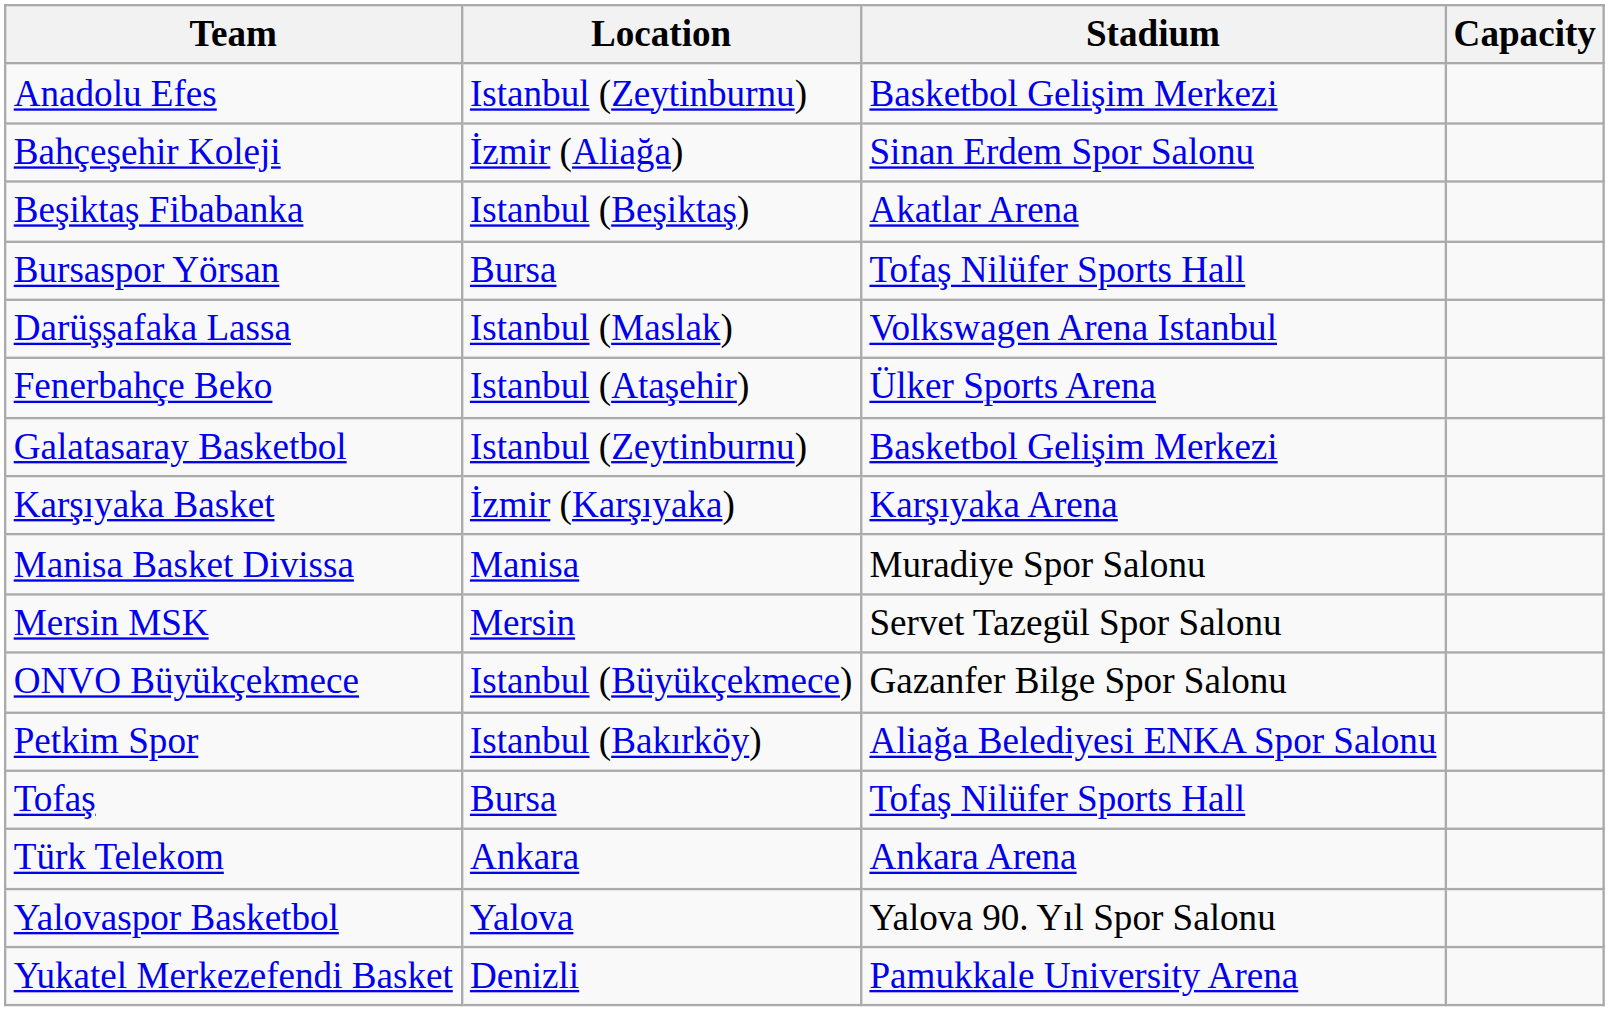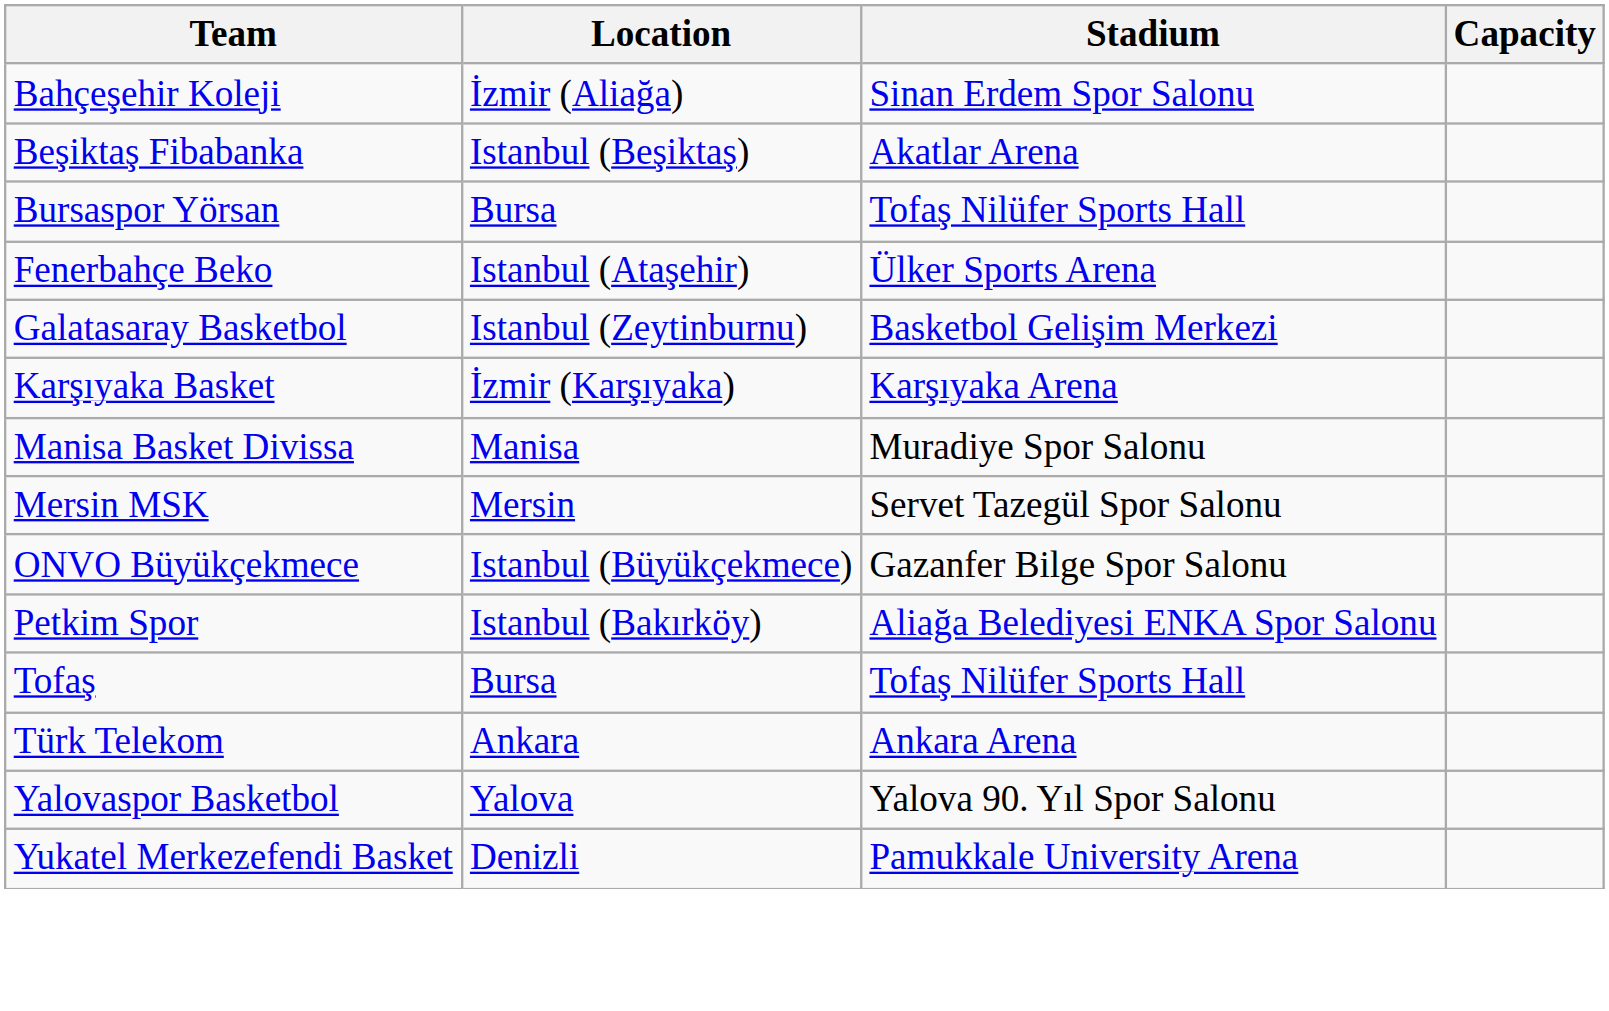- row: (115, 92)
- row: (152, 328)
